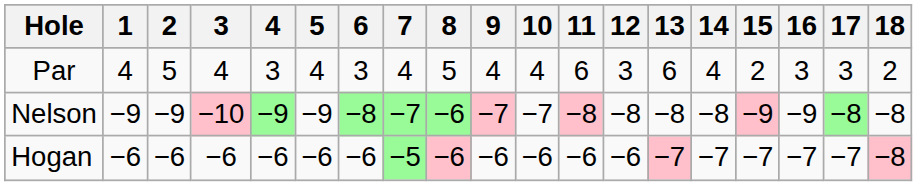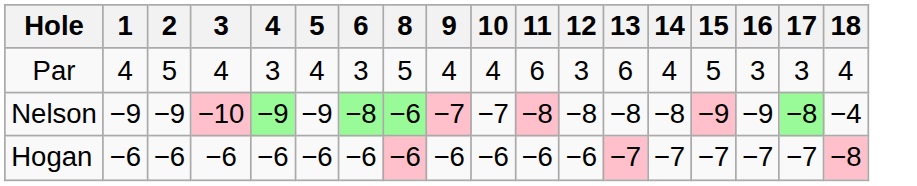- column: (405, 26)
(758, 69) 2 -> (714, 69) 5
(890, 69) 2 -> (846, 69) 4
(890, 113) −8 -> (846, 113) −4
